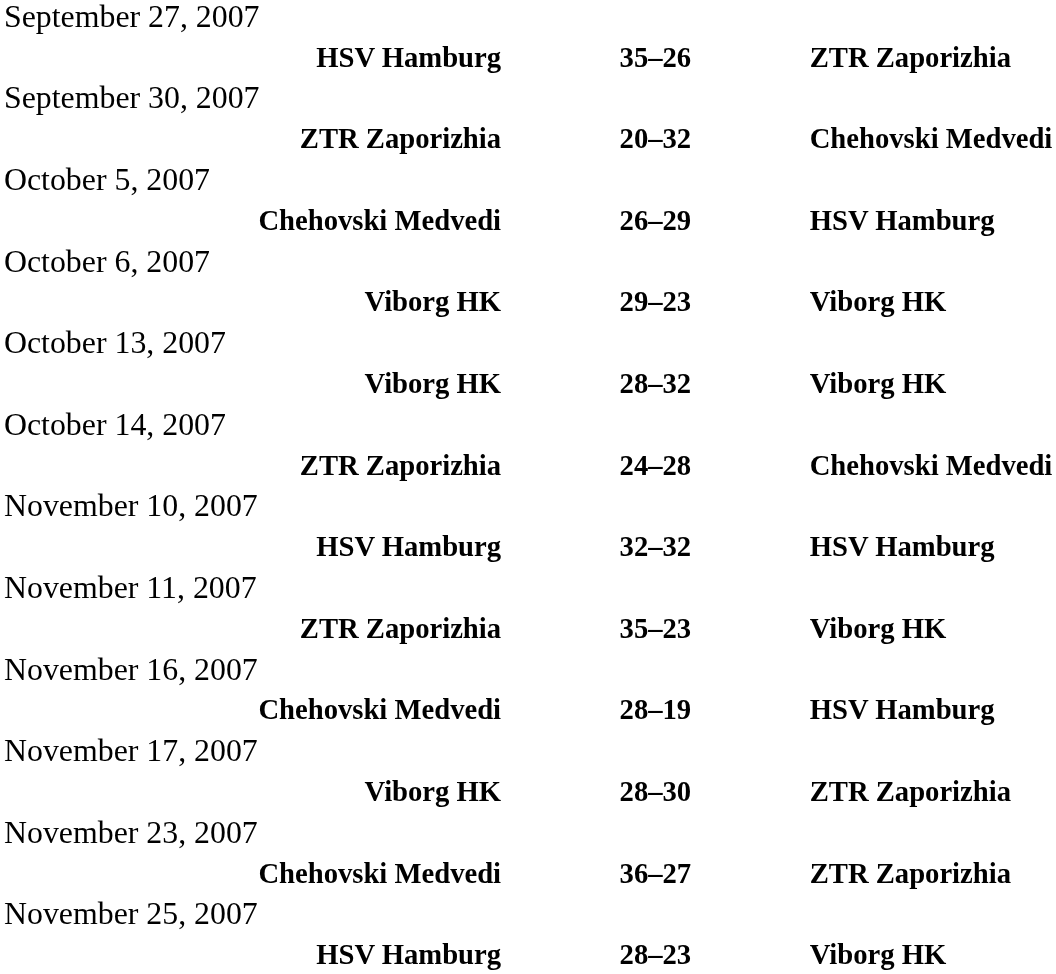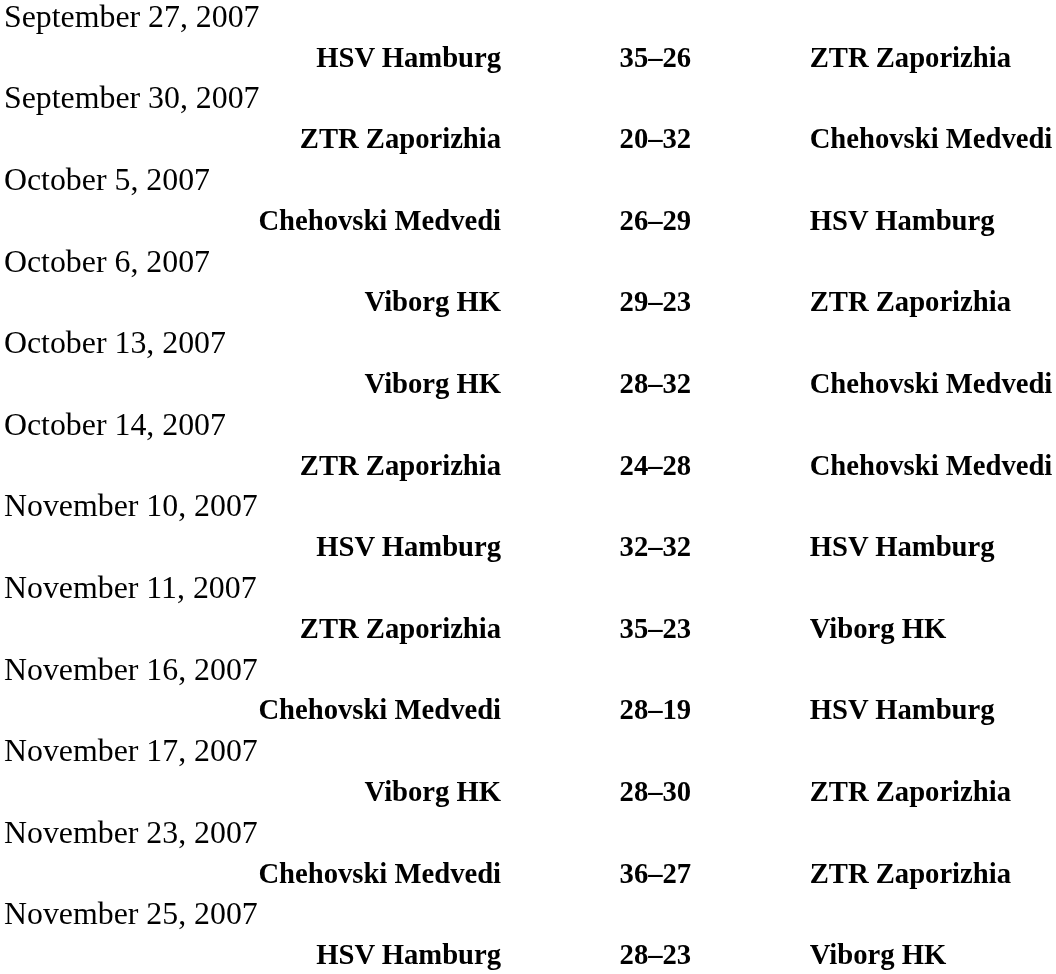(878, 301) Viborg HK -> (910, 301) ZTR Zaporizhia
(878, 383) Viborg HK -> (931, 383) Chehovski Medvedi
